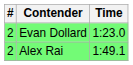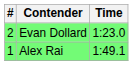(10, 51) 2 -> (10, 51) 1
